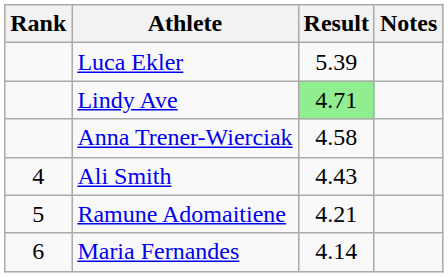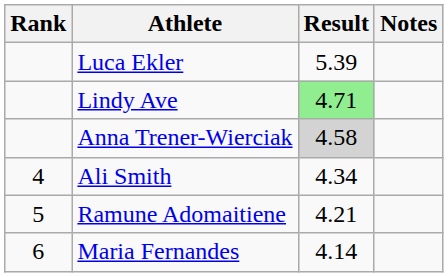(336, 137) no background -> (336, 137) lightgrey background
(336, 175) 4.43 -> (336, 175) 4.34
